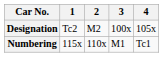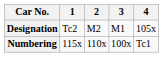(121, 28) 100x -> (118, 28) M1
(118, 44) M1 -> (121, 44) 100x
